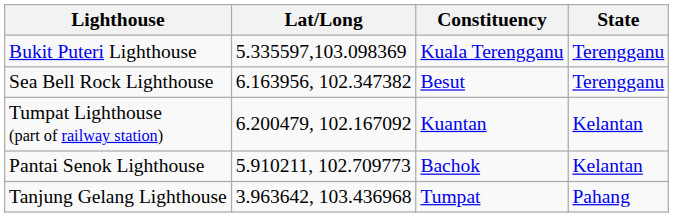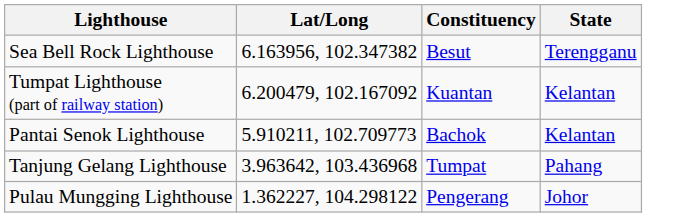- row: (103, 50)
+ row: (121, 196)
